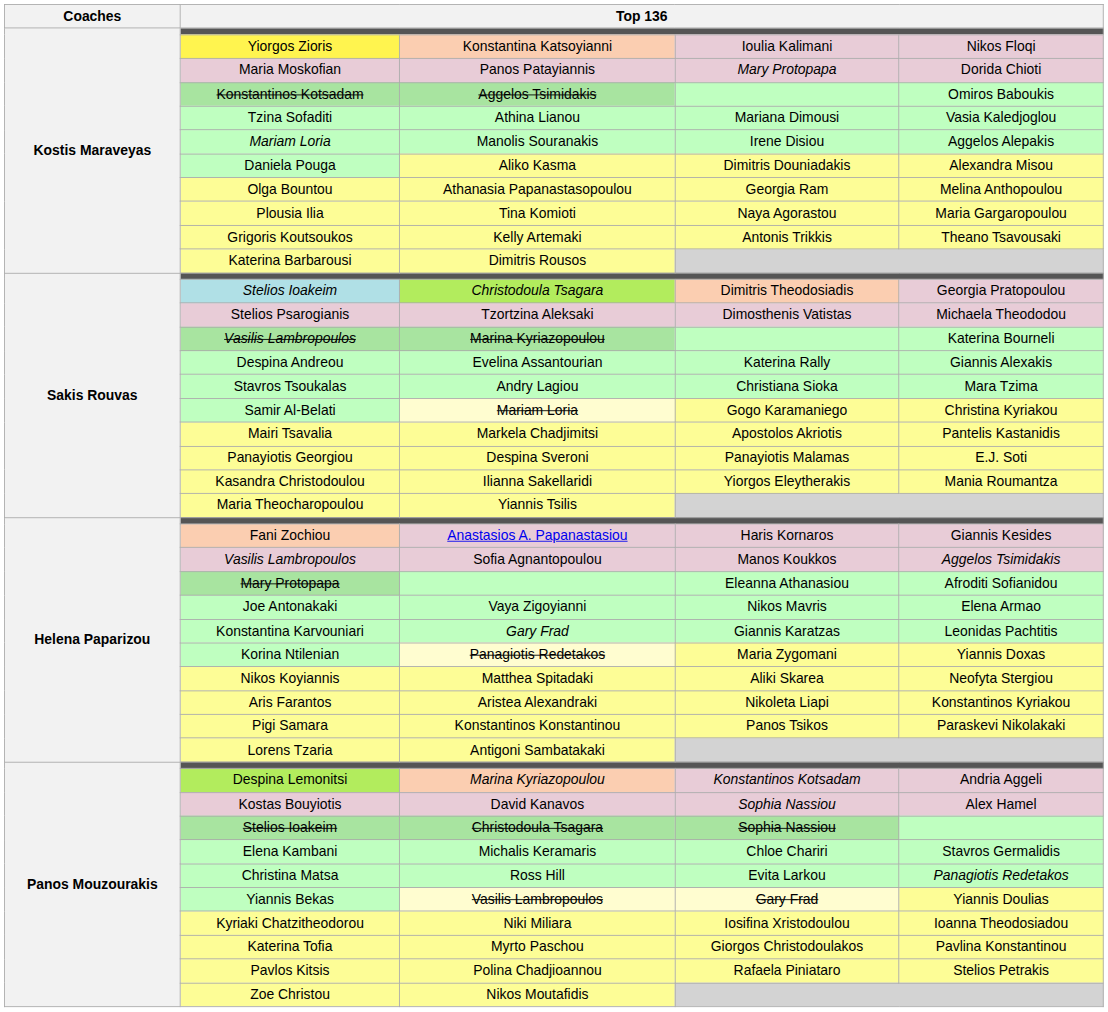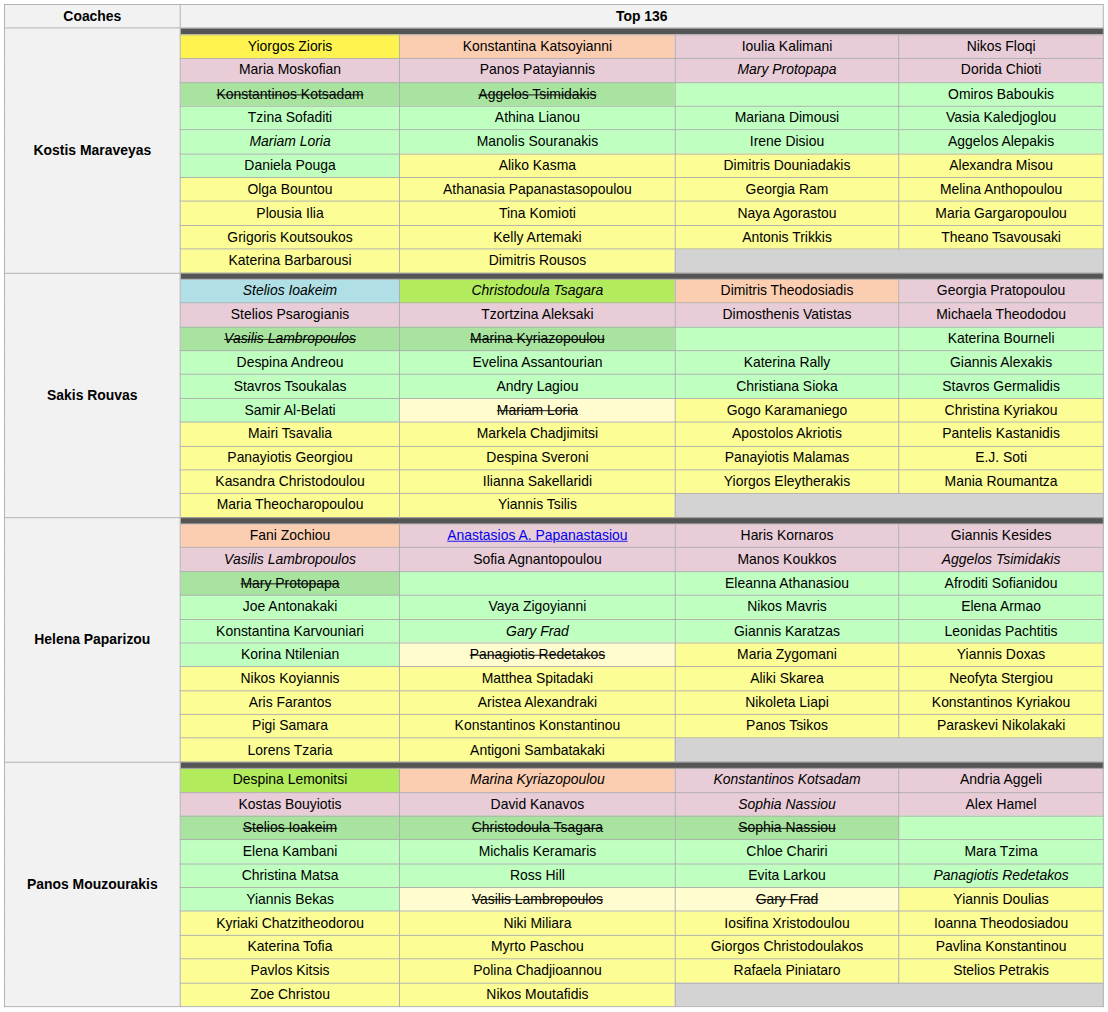(1001, 386) Mara Tzima -> (1001, 386) Stavros Germalidis
(1001, 851) Stavros Germalidis -> (1001, 851) Mara Tzima
